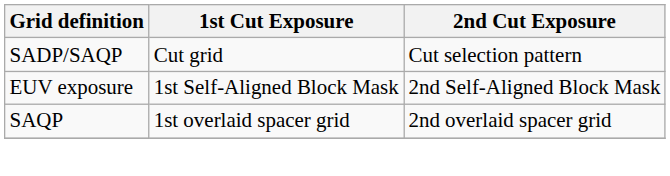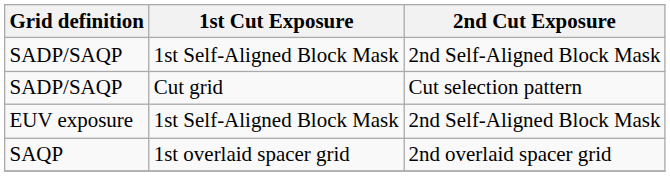+ row: (66, 54)
